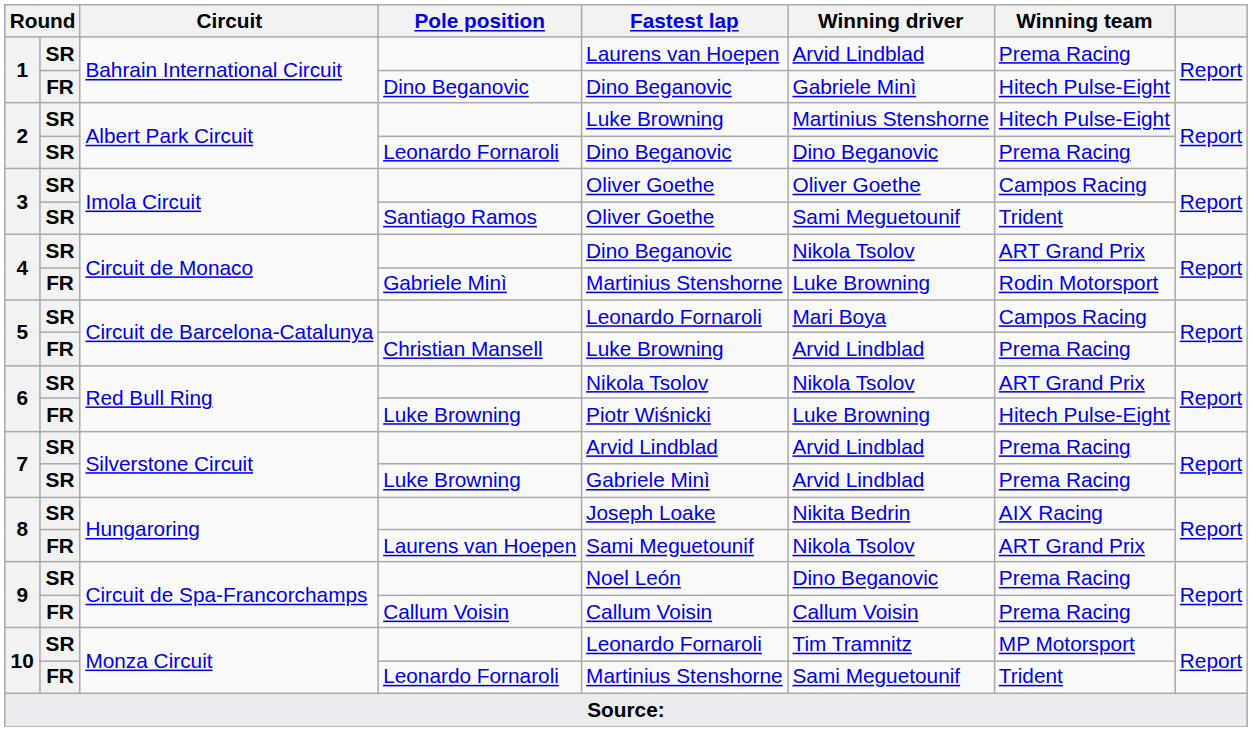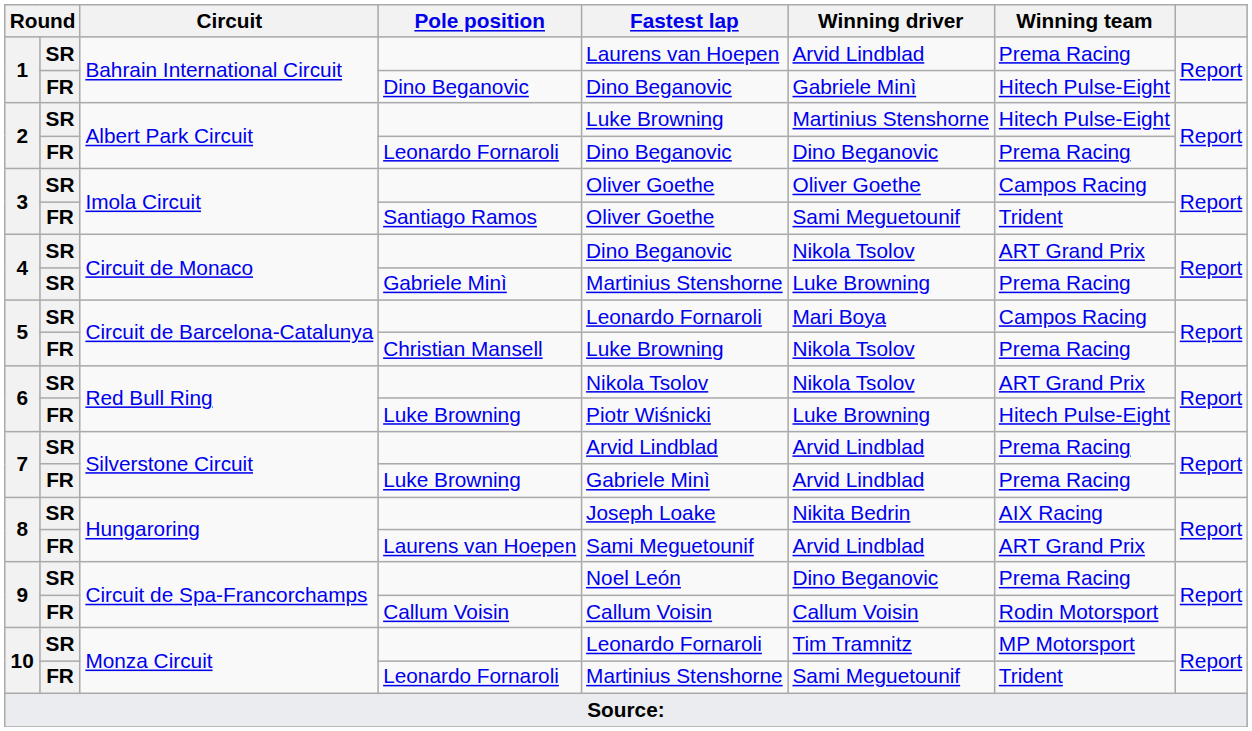(60, 152) SR -> (60, 152) FR
(60, 218) SR -> (60, 218) FR
(60, 283) FR -> (60, 283) SR
(1079, 283) Rodin Motorsport -> (1065, 283) Prema Racing
(858, 349) Arvid Lindblad -> (854, 349) Nikola Tsolov
(60, 480) SR -> (60, 480) FR
(854, 546) Nikola Tsolov -> (858, 546) Arvid Lindblad
(1065, 611) Prema Racing -> (1079, 611) Rodin Motorsport
